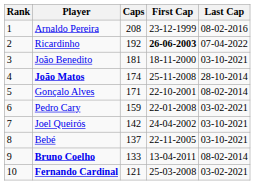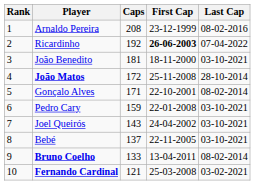(134, 76) 174 -> (134, 76) 172
(224, 108) 03-02-2021 -> (224, 108) 03-10-2021
(134, 124) 142 -> (134, 124) 143
